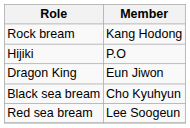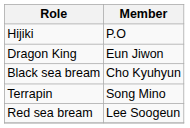- row: (41, 34)
+ row: (30, 93)
